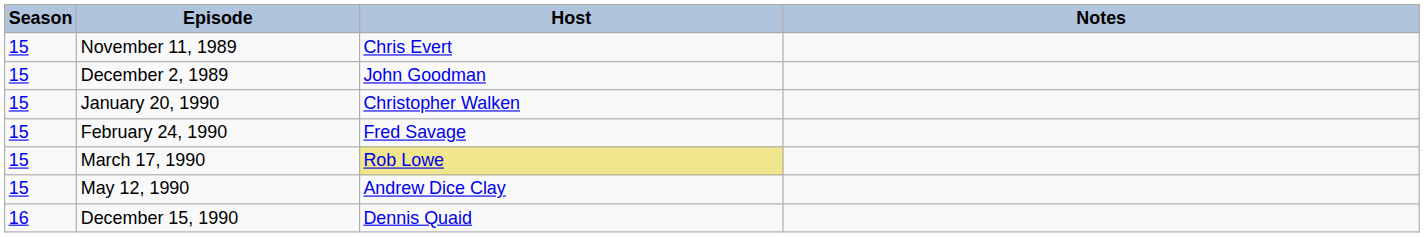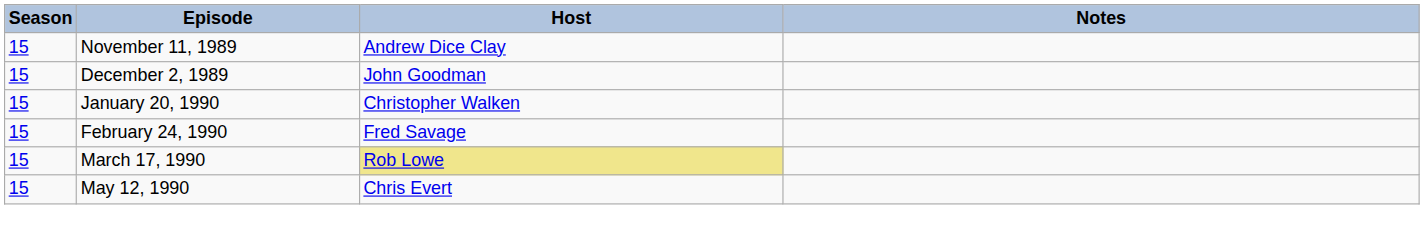(408, 47) Chris Evert -> (435, 47) Andrew Dice Clay
(435, 189) Andrew Dice Clay -> (408, 189) Chris Evert
- row: (159, 217)
